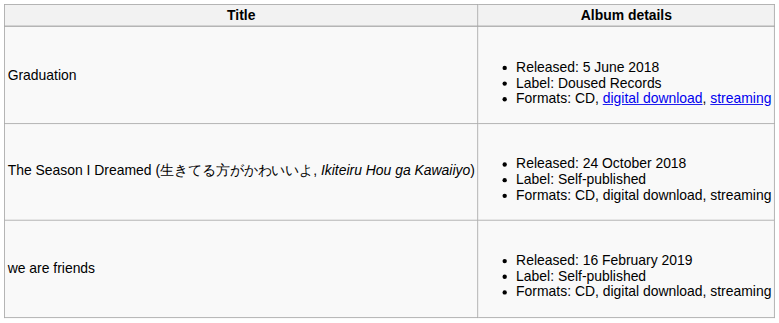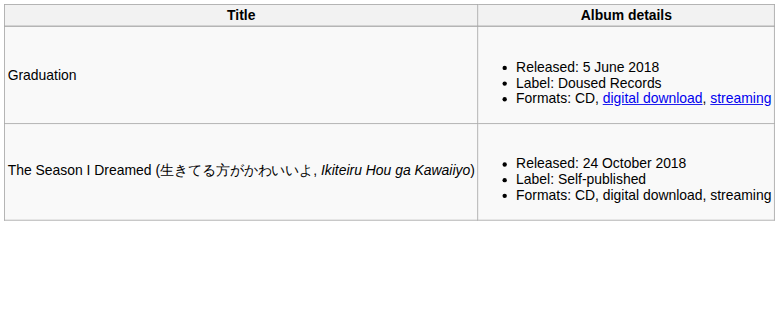- row: (51, 268)
